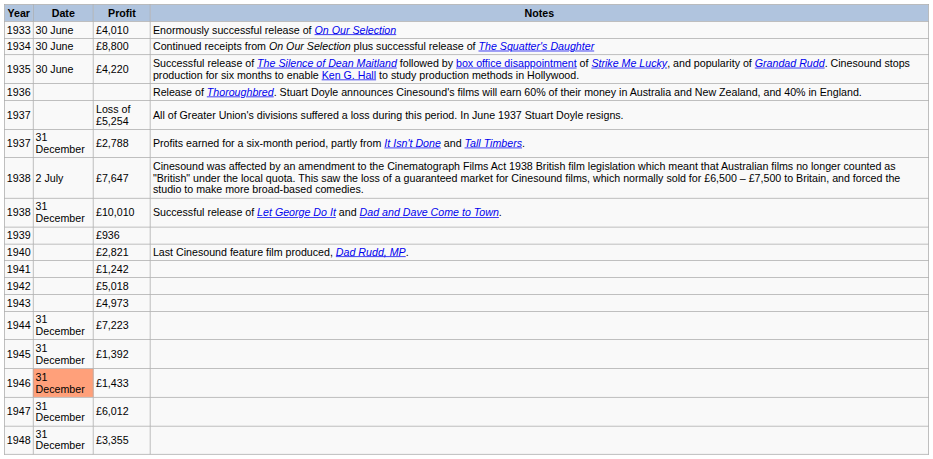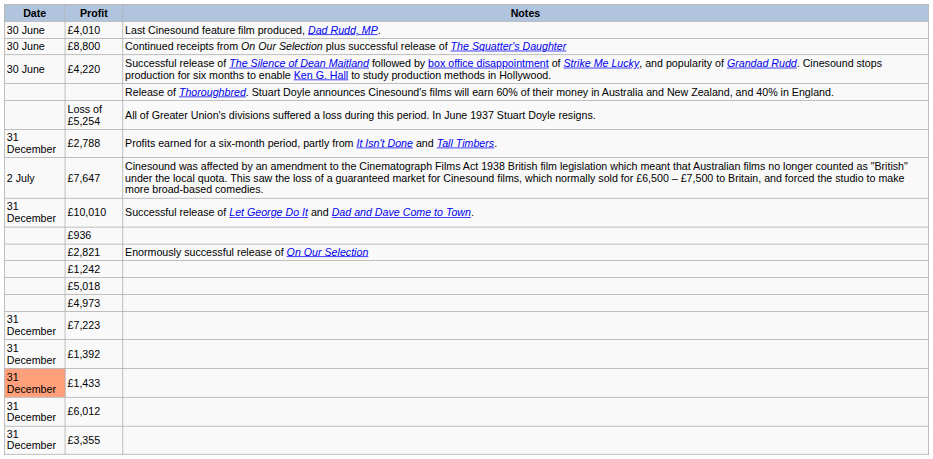- column: (19, 13)
(275, 30) Enormously successful release of On Our Selection -> (253, 30) Last Cinesound feature film produced, Dad Rudd, MP.
(281, 253) Last Cinesound feature film produced, Dad Rudd, MP. -> (247, 253) Enormously successful release of On Our Selection
